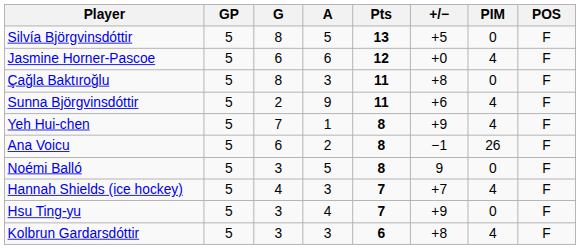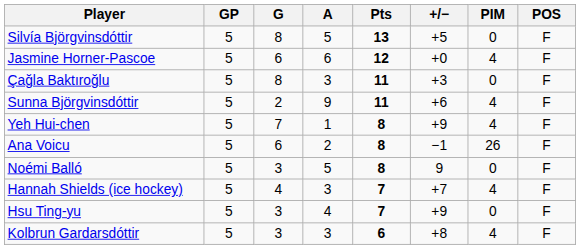(439, 80) +8 -> (439, 80) +3
